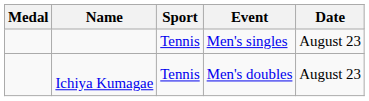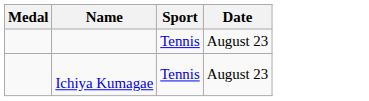- column: (250, 16)
